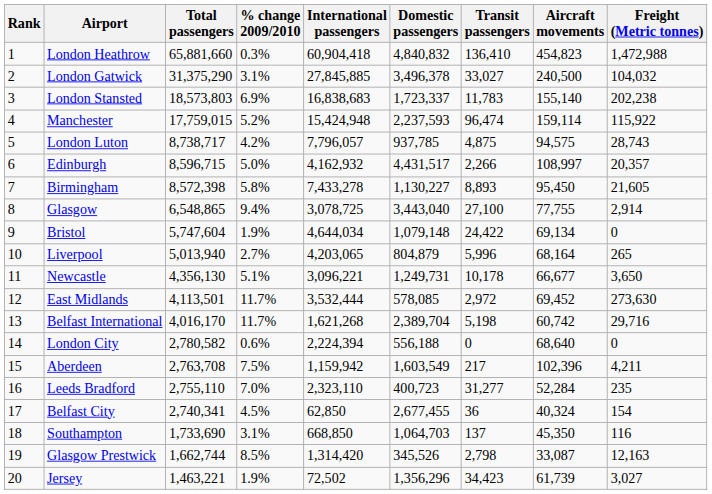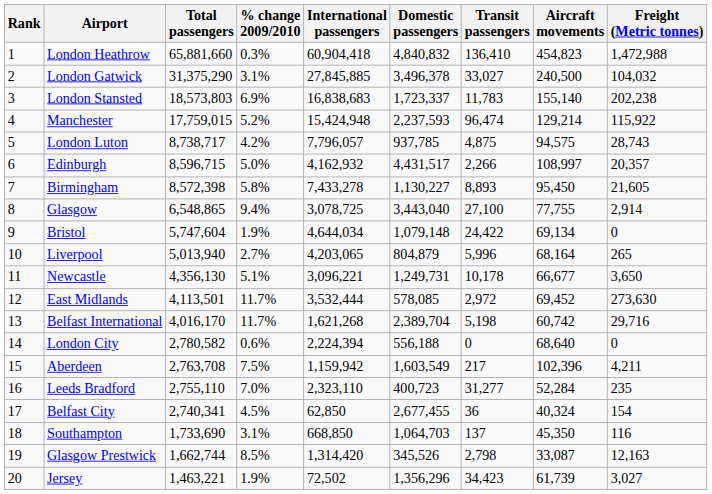(559, 120) 159,114 -> (559, 120) 129,214
